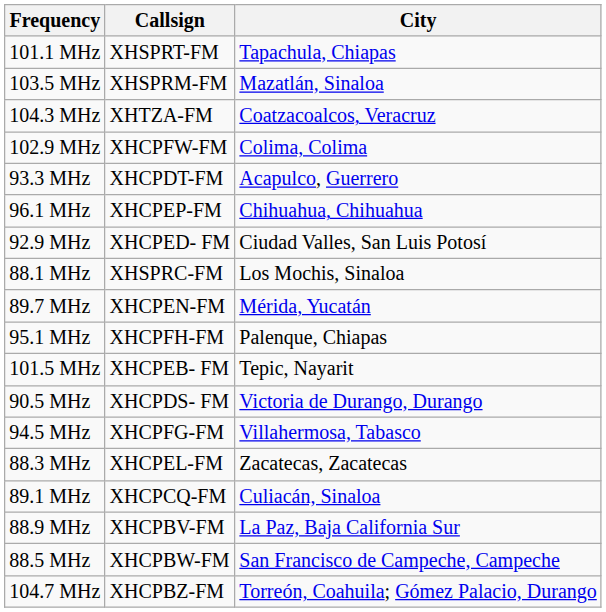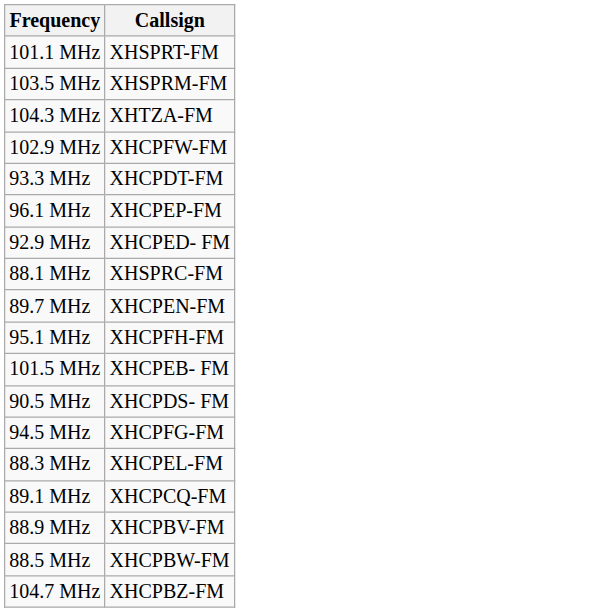- column: (418, 20)
